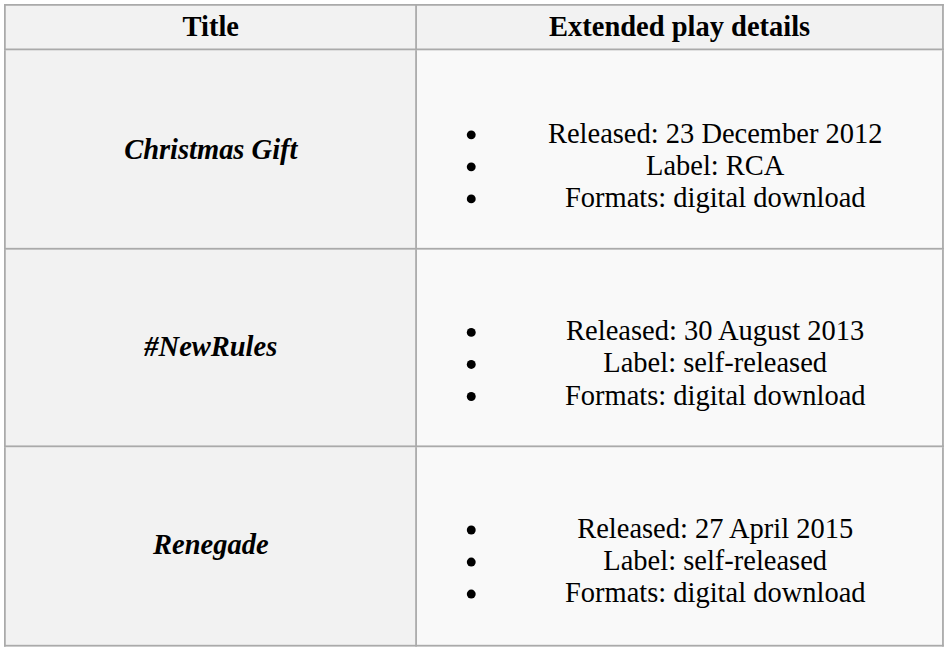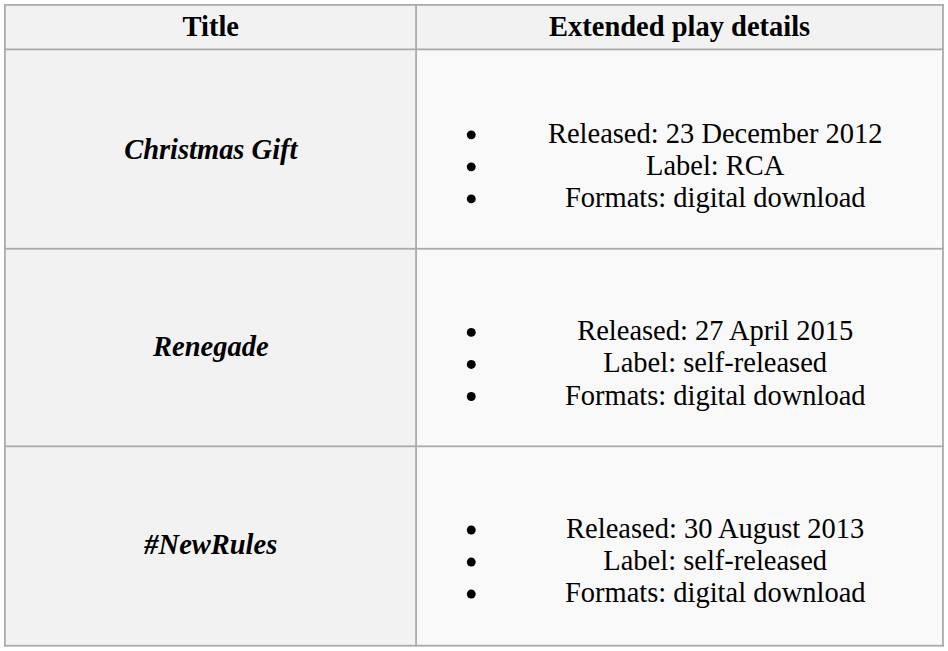rows swapped: (211, 347) <-> (211, 545)
